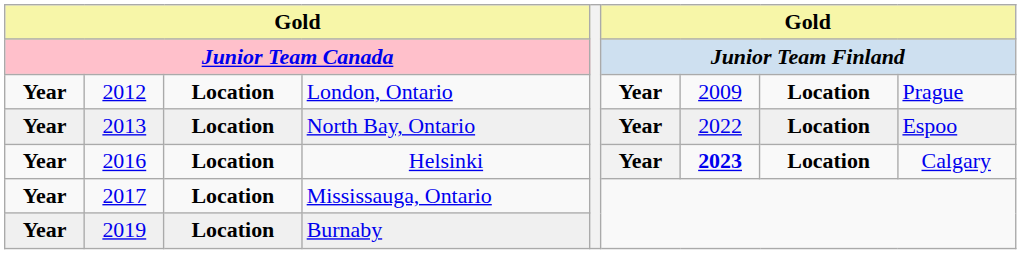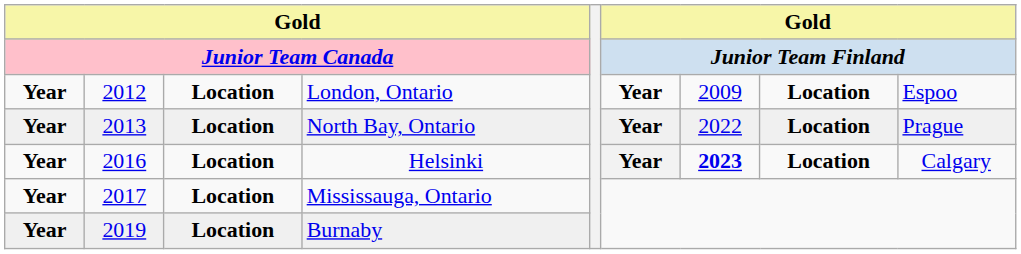(933, 91) Prague -> (930, 91) Espoo
(930, 126) Espoo -> (933, 126) Prague
